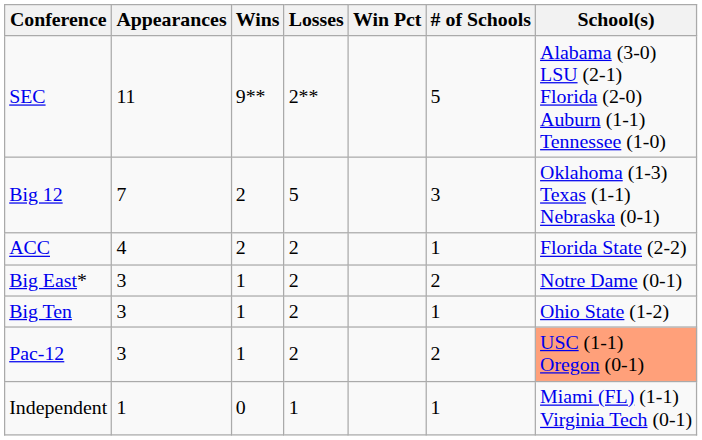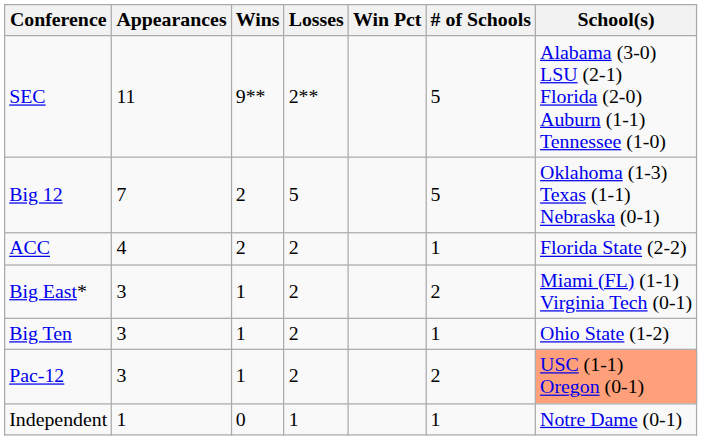(436, 194) 3 -> (436, 194) 5
(611, 280) Notre Dame (0-1) -> (616, 291) Miami (FL) (1-1) Virginia Tech (0-1)
(616, 407) Miami (FL) (1-1) Virginia Tech (0-1) -> (611, 419) Notre Dame (0-1)
